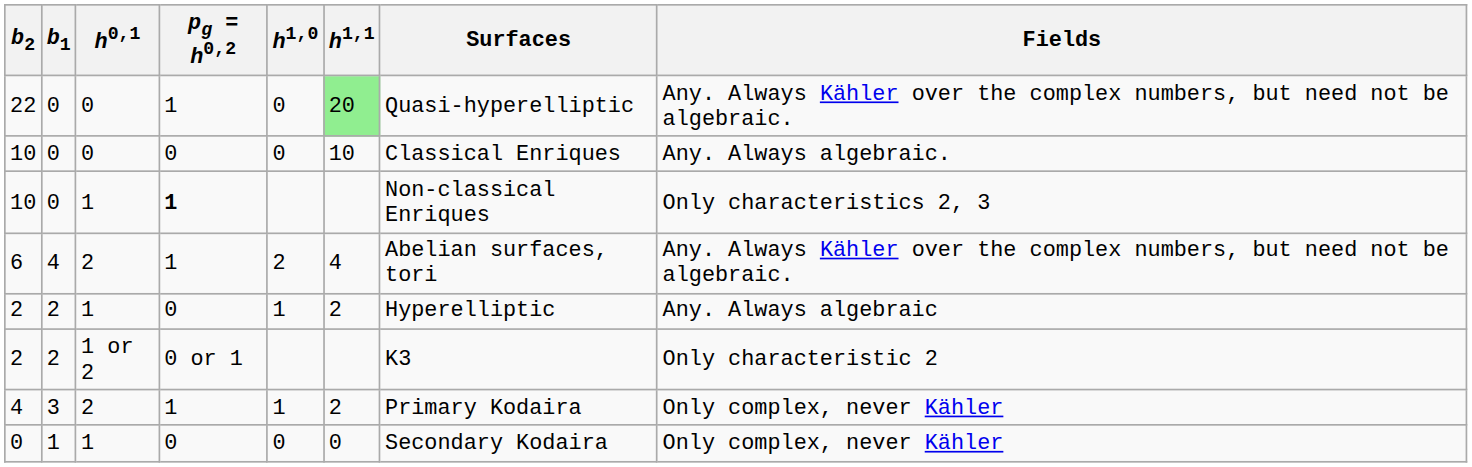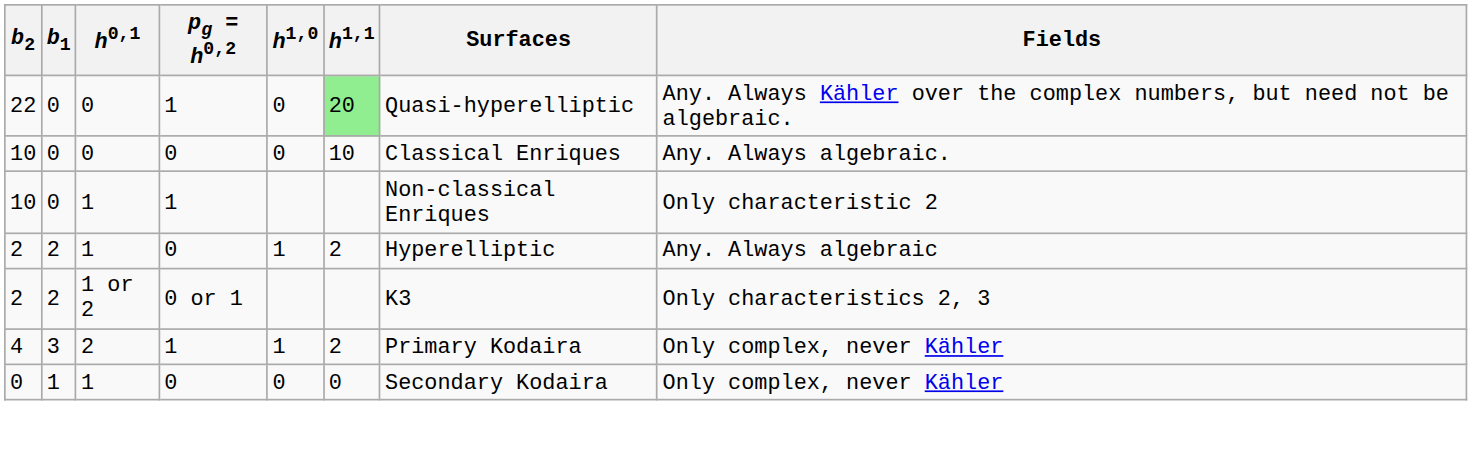(171, 202) bold -> (171, 202) normal
(826, 202) Only characteristics 2, 3 -> (800, 202) Only characteristic 2
- row: (17, 263)
(800, 360) Only characteristic 2 -> (826, 299) Only characteristics 2, 3
